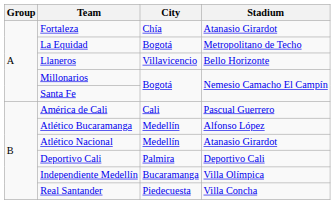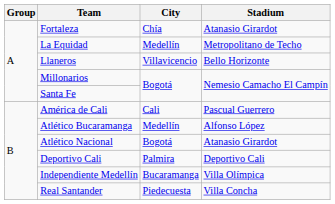(157, 45) Bogotá -> (161, 45) Medellín
(161, 142) Medellín -> (157, 142) Bogotá
